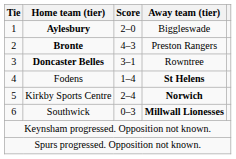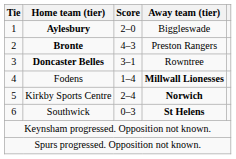(184, 78) St Helens -> (184, 78) Millwall Lionesses
(184, 112) Millwall Lionesses -> (184, 112) St Helens
